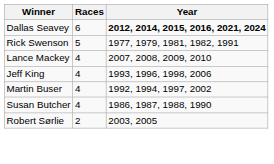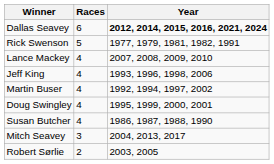+ row: (39, 105)
+ row: (36, 136)
